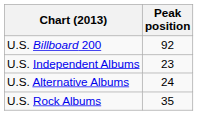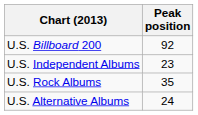rows swapped: (68, 82) <-> (54, 100)
